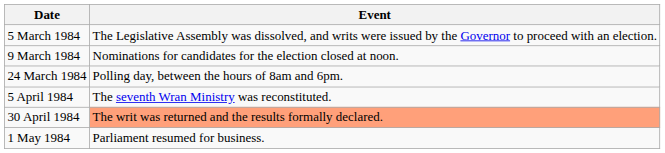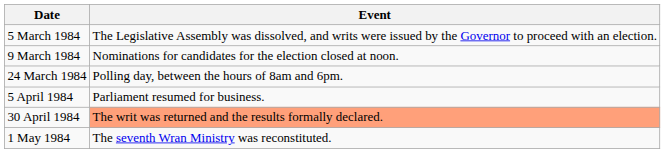(212, 96) The seventh Wran Ministry was reconstituted. -> (179, 96) Parliament resumed for business.
(179, 138) Parliament resumed for business. -> (212, 138) The seventh Wran Ministry was reconstituted.
